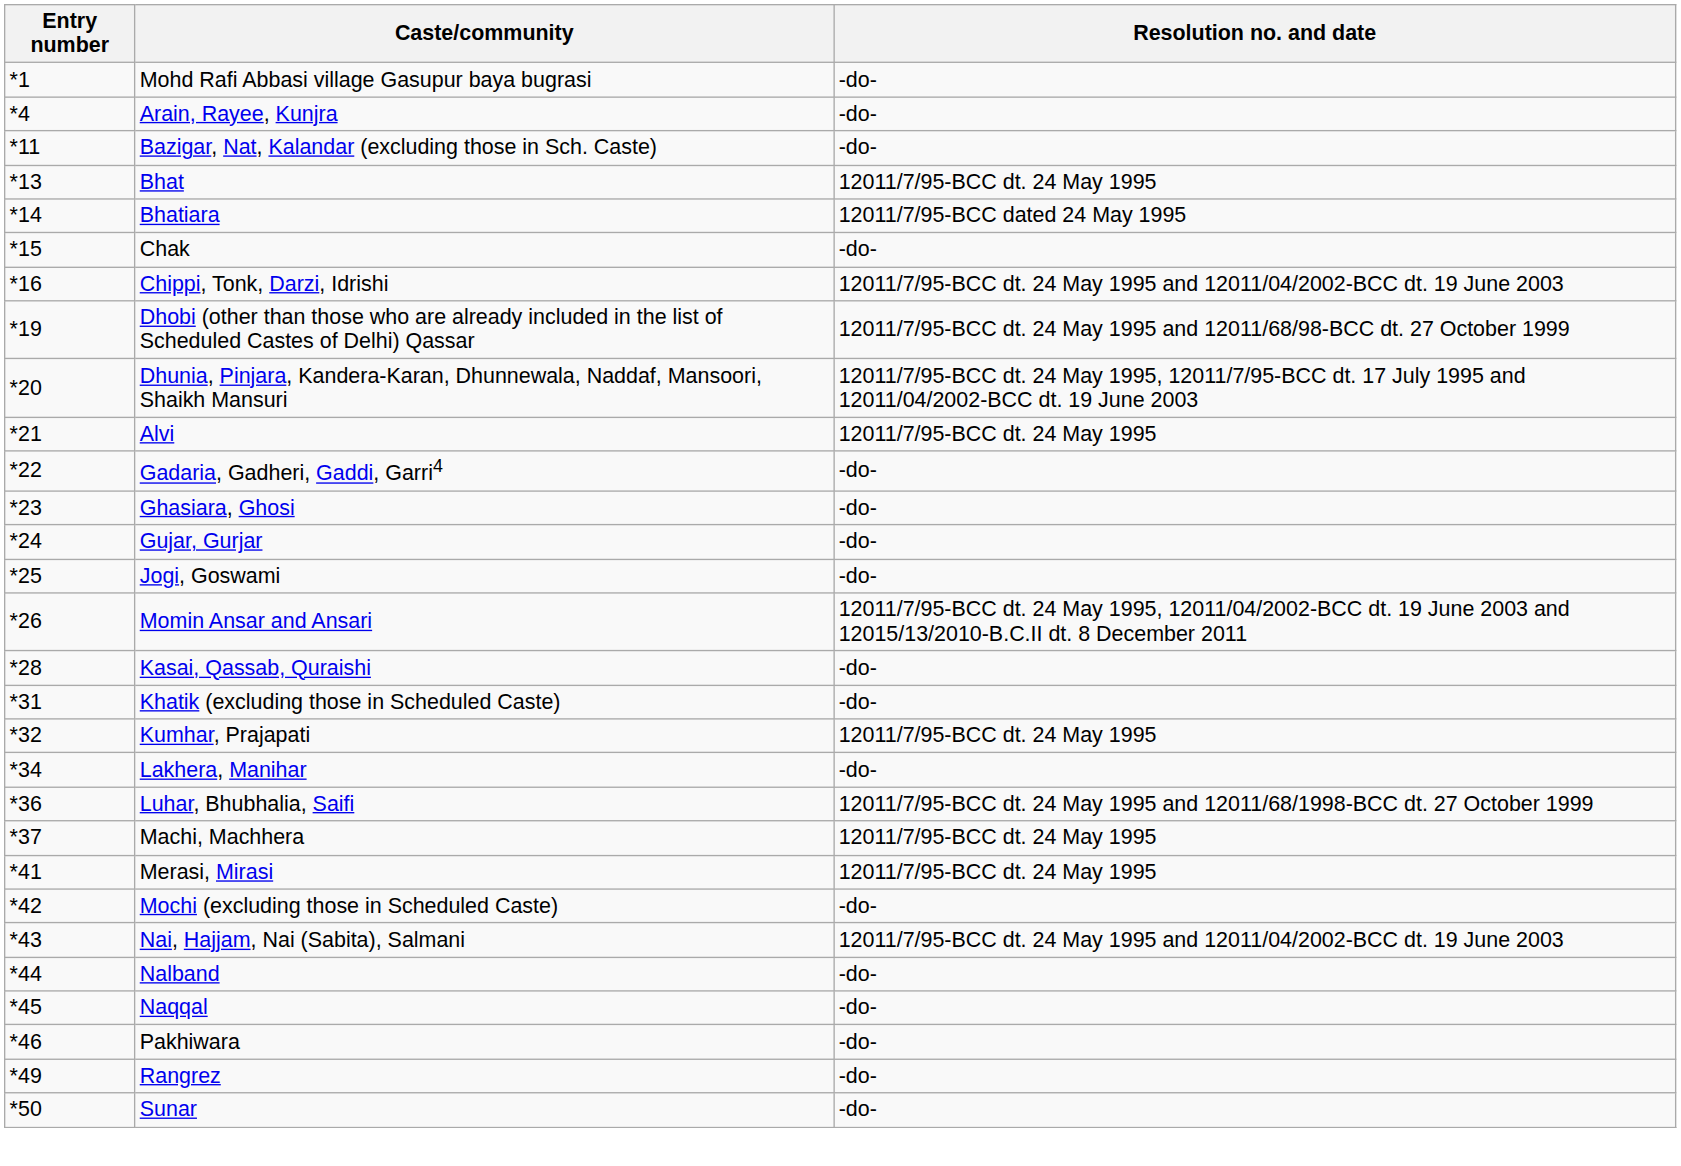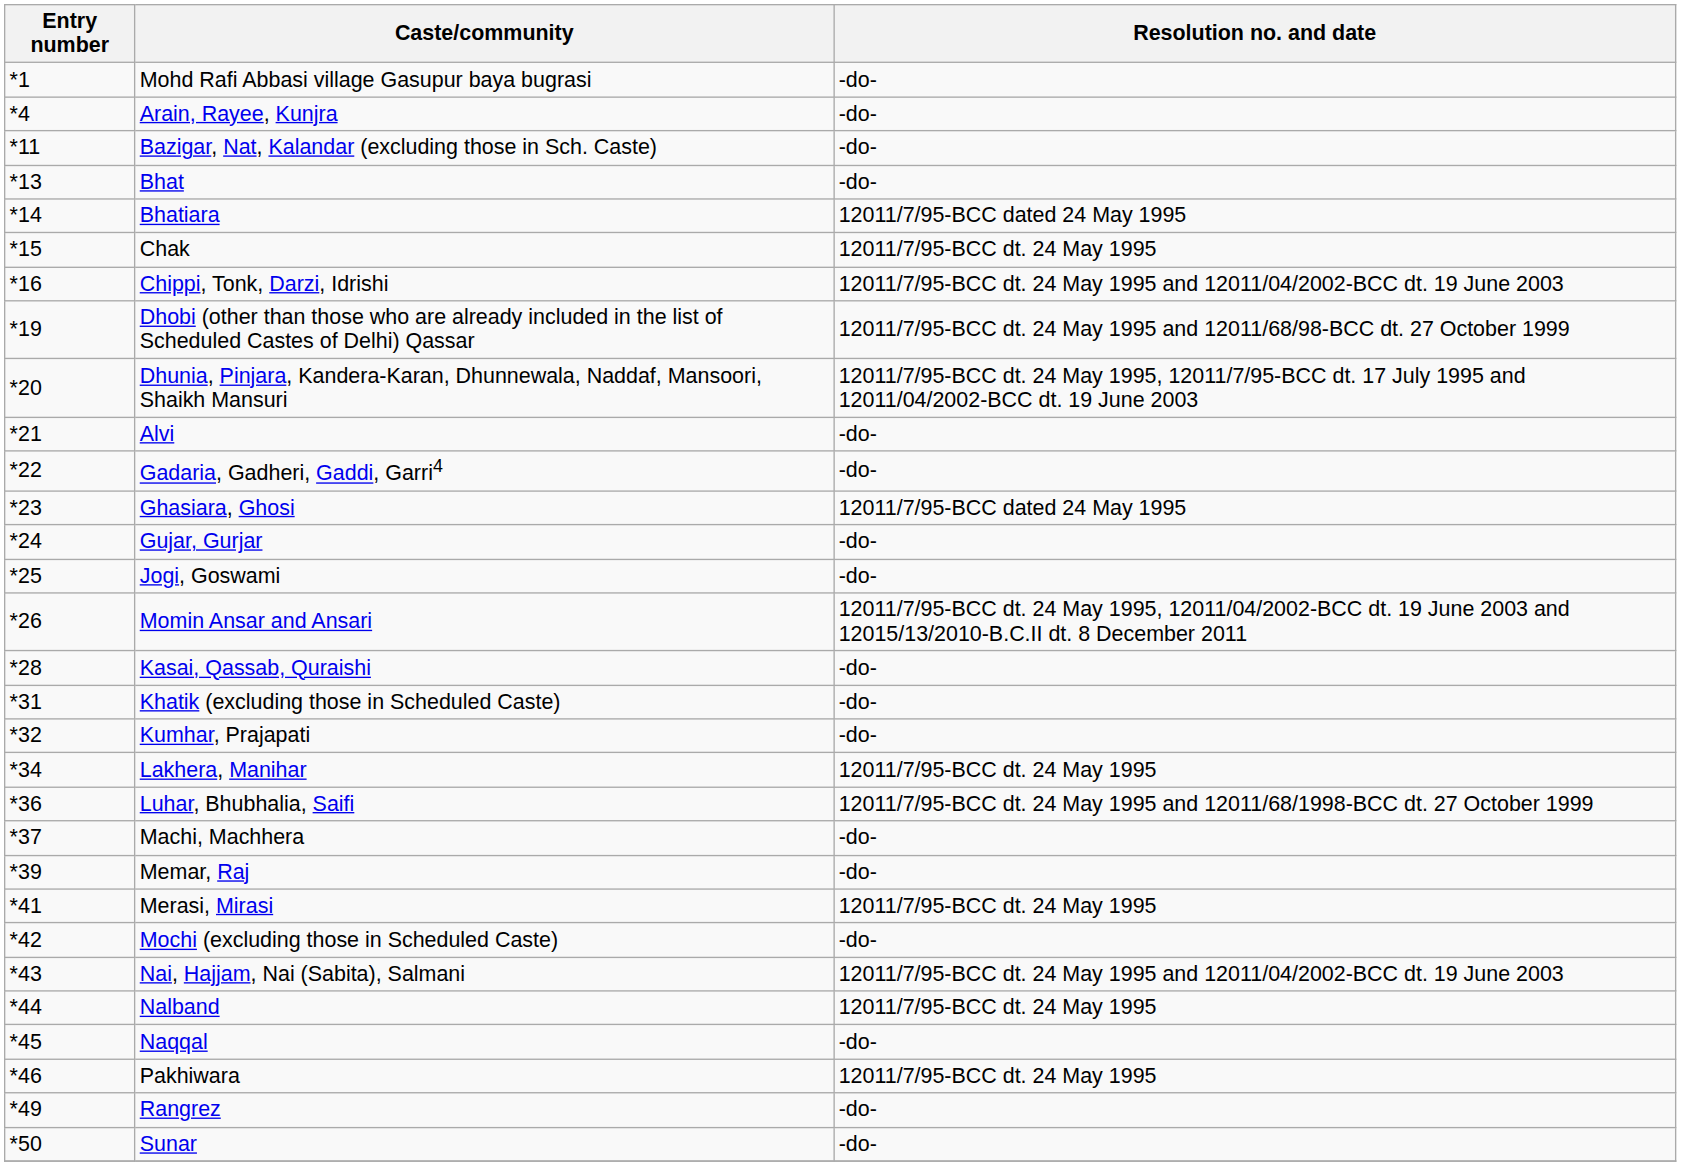(998, 181) 12011/7/95-BCC dt. 24 May 1995 -> (858, 181) -do-
(858, 249) -do- -> (998, 249) 12011/7/95-BCC dt. 24 May 1995
(998, 433) 12011/7/95-BCC dt. 24 May 1995 -> (858, 433) -do-
(858, 507) -do- -> (1012, 507) 12011/7/95-BCC dated 24 May 1995
(998, 735) 12011/7/95-BCC dt. 24 May 1995 -> (858, 735) -do-
(858, 769) -do- -> (998, 769) 12011/7/95-BCC dt. 24 May 1995
(998, 837) 12011/7/95-BCC dt. 24 May 1995 -> (858, 837) -do-
+ row: (195, 871)
(858, 973) -do- -> (998, 1007) 12011/7/95-BCC dt. 24 May 1995
(858, 1041) -do- -> (998, 1075) 12011/7/95-BCC dt. 24 May 1995
